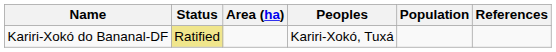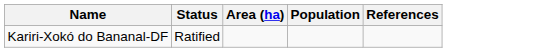- column: (342, 15)
(197, 36) khaki background -> (197, 36) no background
